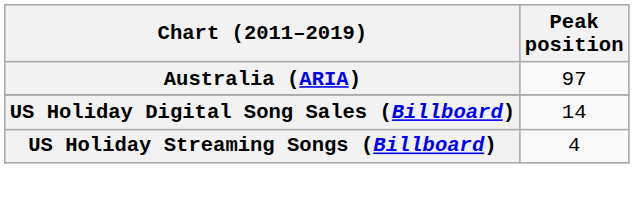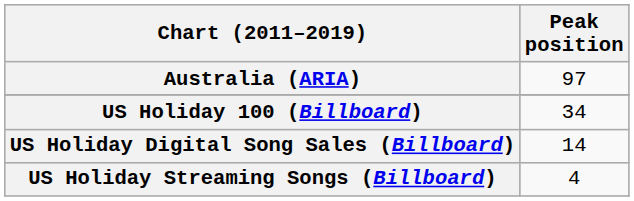+ row: (262, 112)
